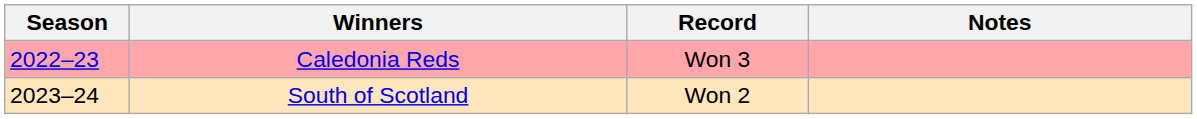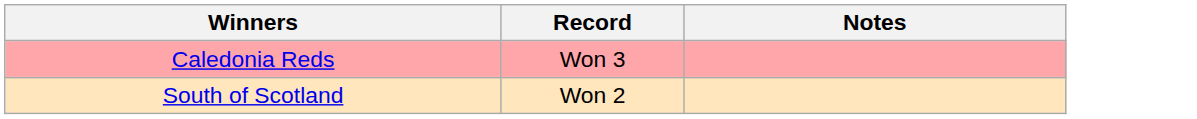- column: (67, 22)
